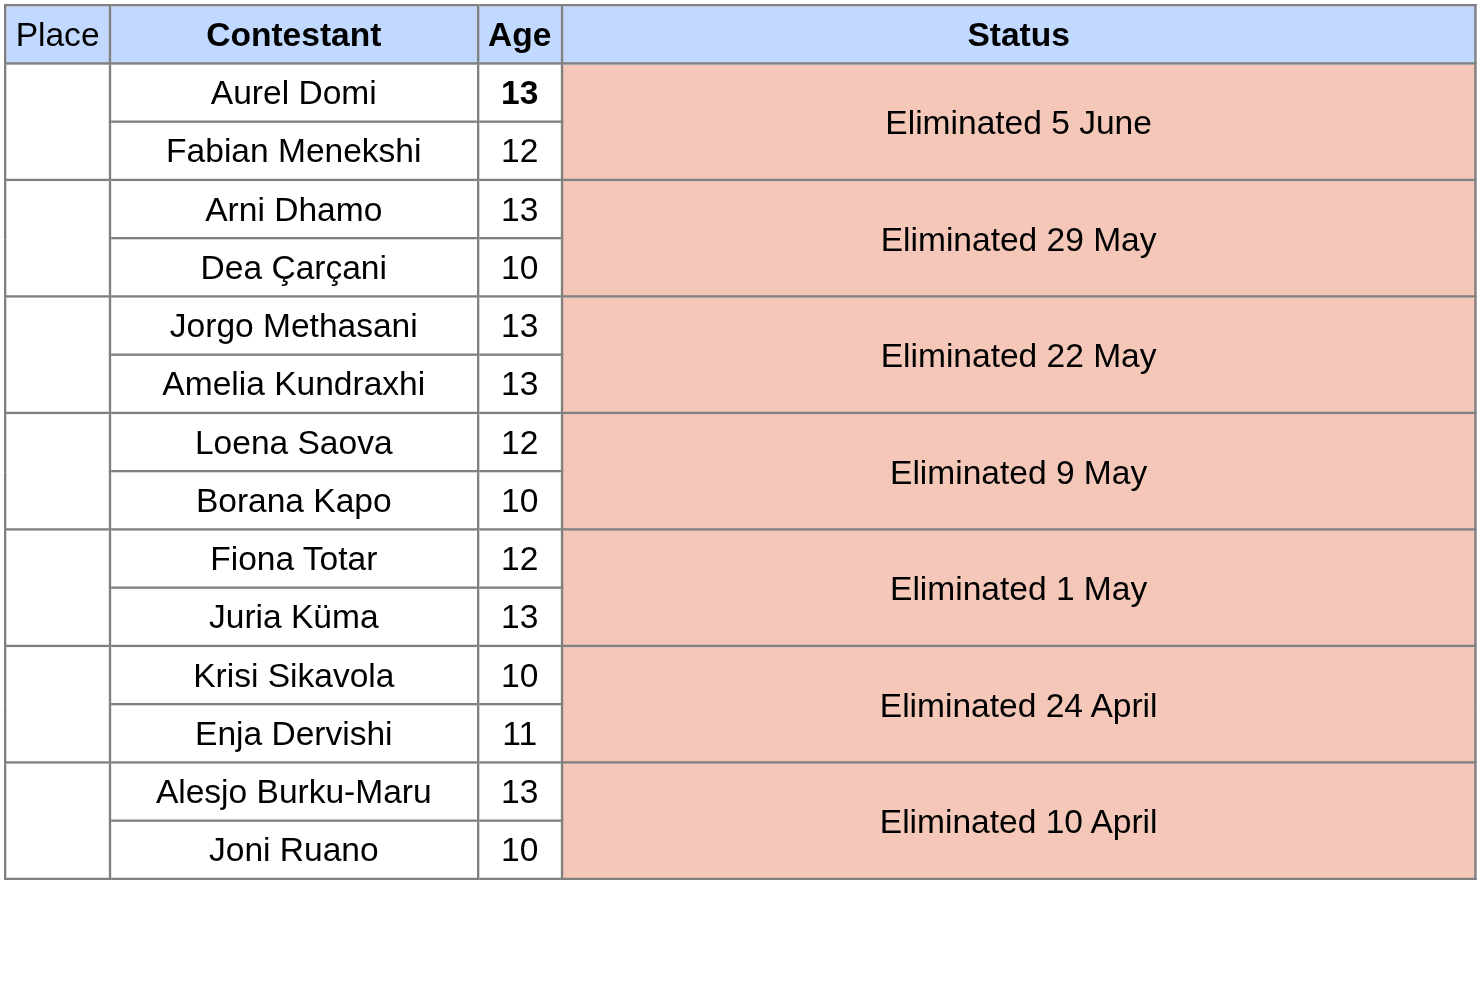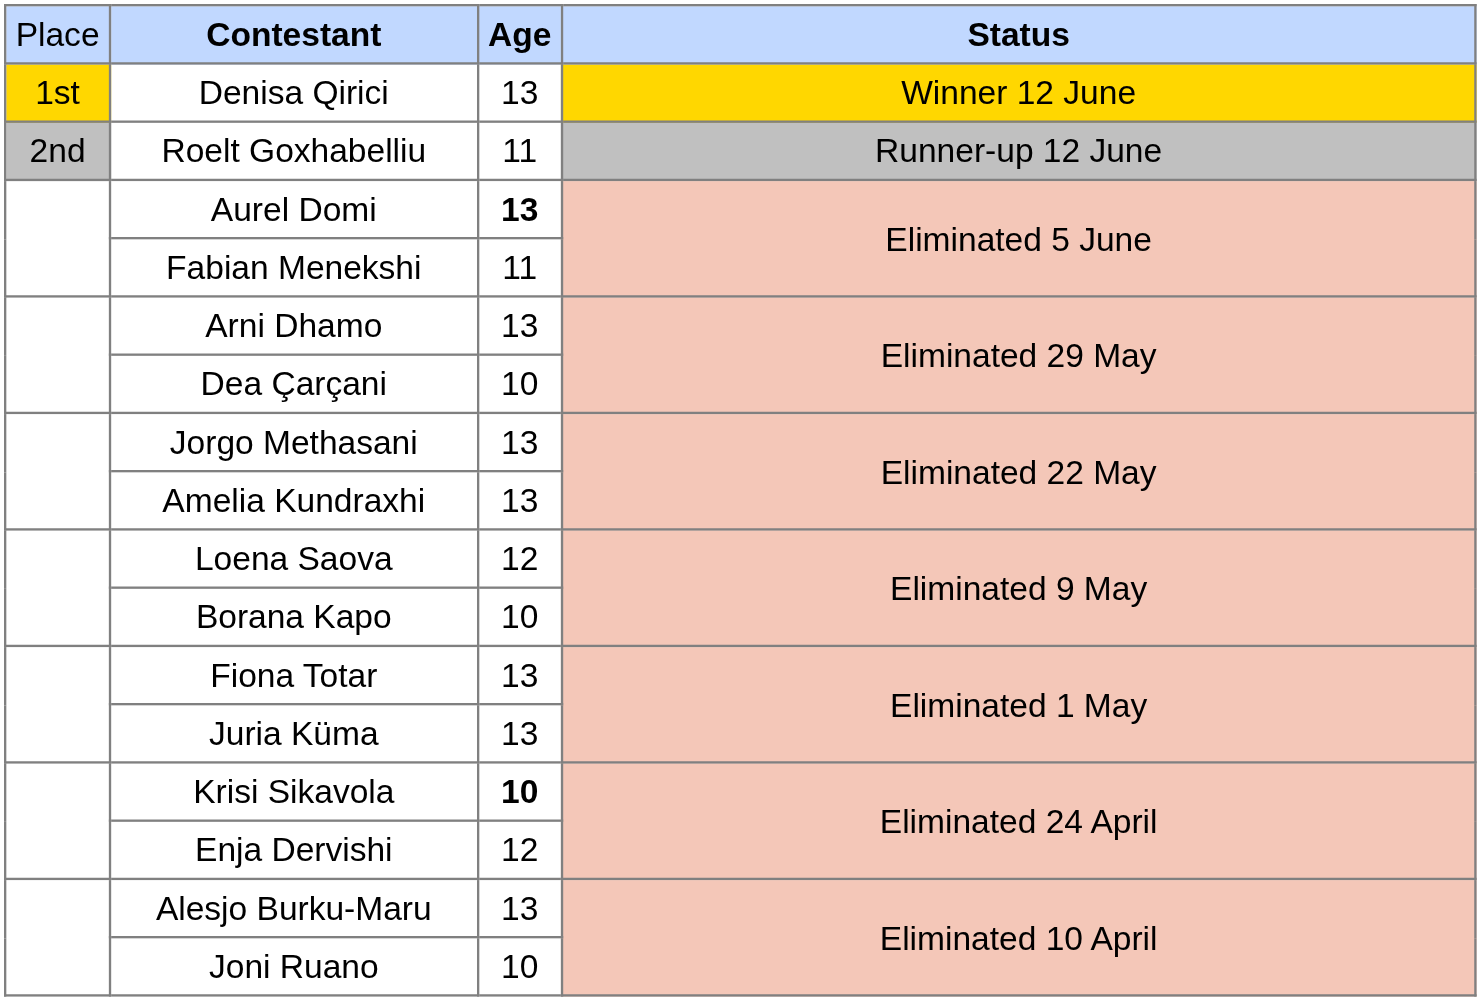+ row: (294, 93)
+ row: (294, 151)
(520, 151) 12 -> (520, 267) 11
(520, 559) 12 -> (520, 675) 13
(520, 675) normal -> (520, 792) bold
(520, 733) 11 -> (520, 850) 12
